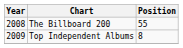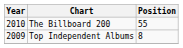(16, 24) 2008 -> (16, 24) 2010
